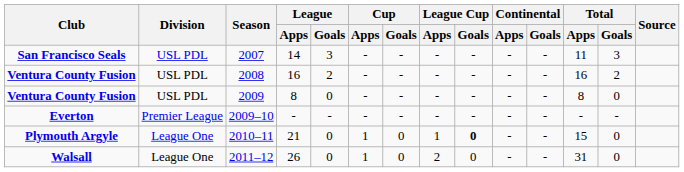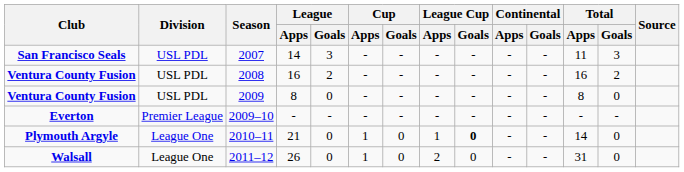(581, 136) 15 -> (581, 136) 14
